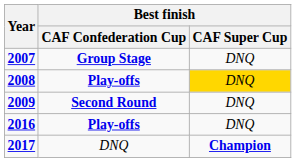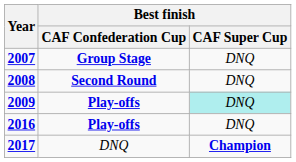(114, 80) Play-offs -> (114, 80) Second Round
(240, 80) gold background -> (240, 80) no background
(114, 102) Second Round -> (114, 102) Play-offs
(240, 102) no background -> (240, 102) paleturquoise background
